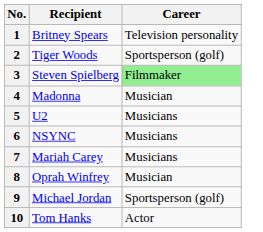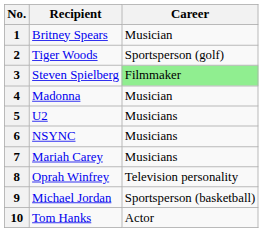(181, 34) Television personality -> (149, 34) Musician
(149, 177) Musician -> (181, 177) Television personality
(174, 197) Sportsperson (golf) -> (190, 197) Sportsperson (basketball)
